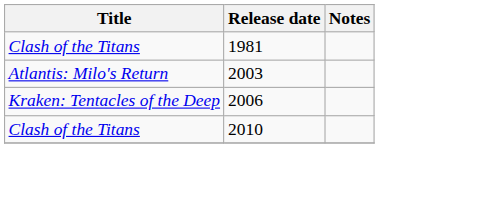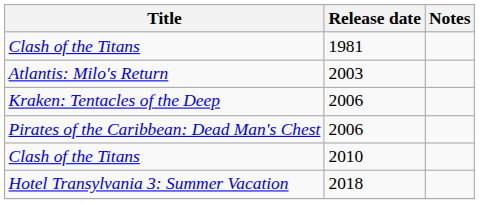+ row: (164, 128)
+ row: (149, 184)
